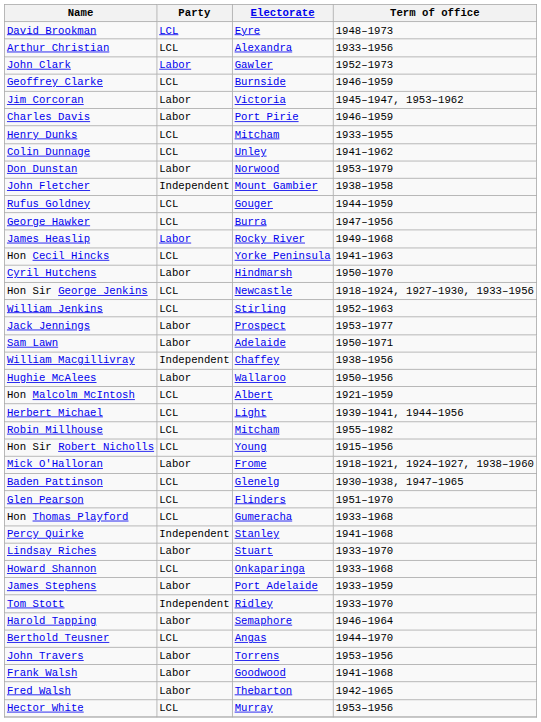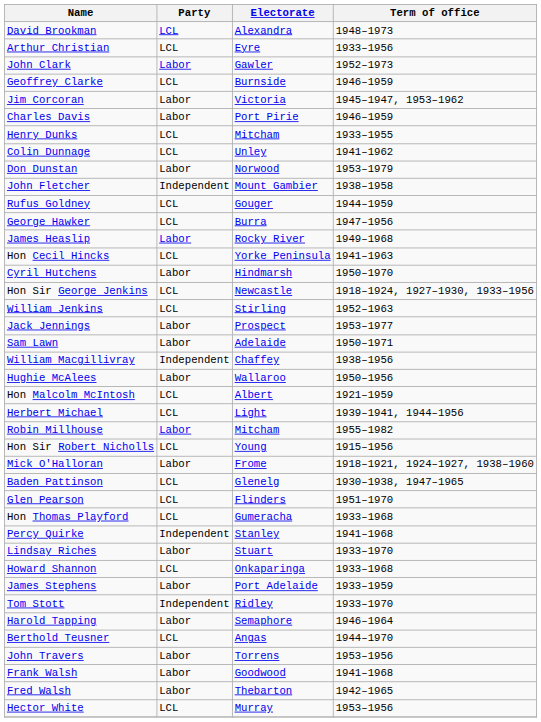(247, 30) Eyre -> (263, 30) Alexandra
(263, 48) Alexandra -> (247, 48) Eyre
(169, 430) LCL -> (175, 430) Labor
